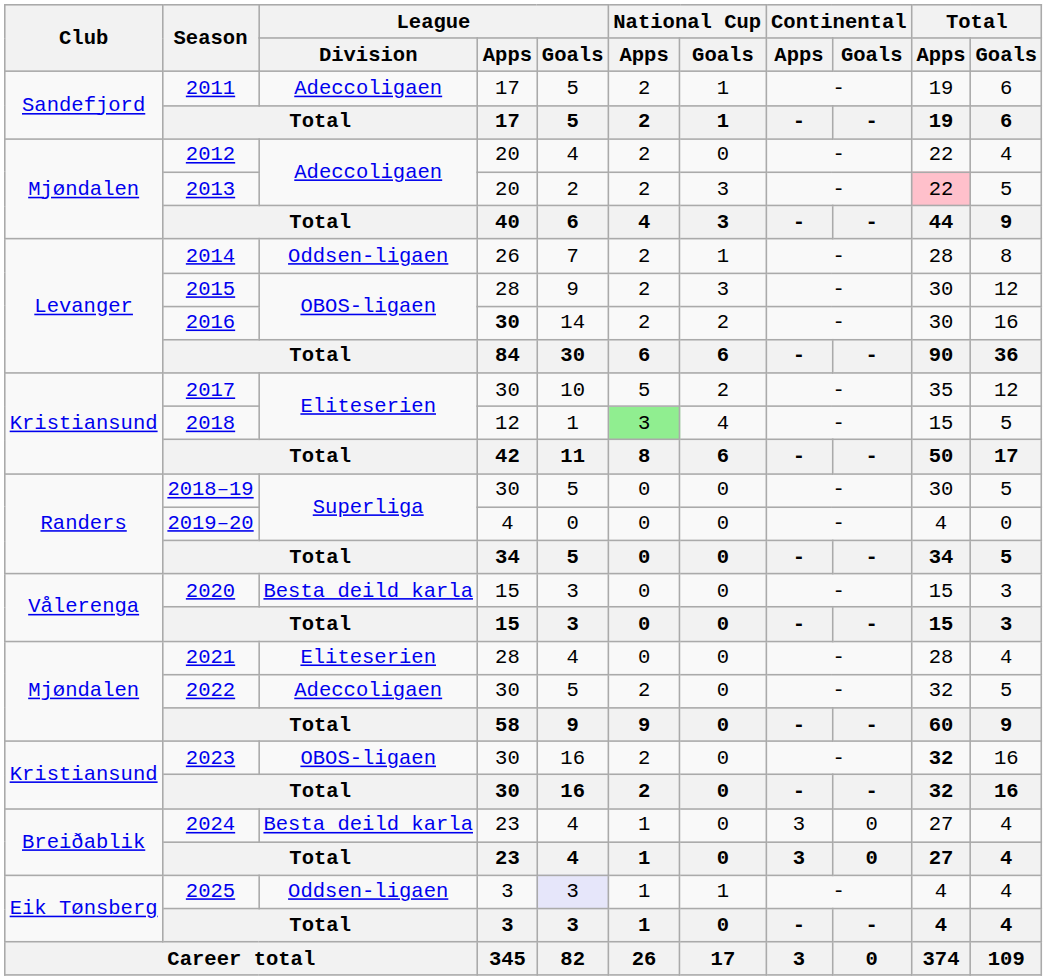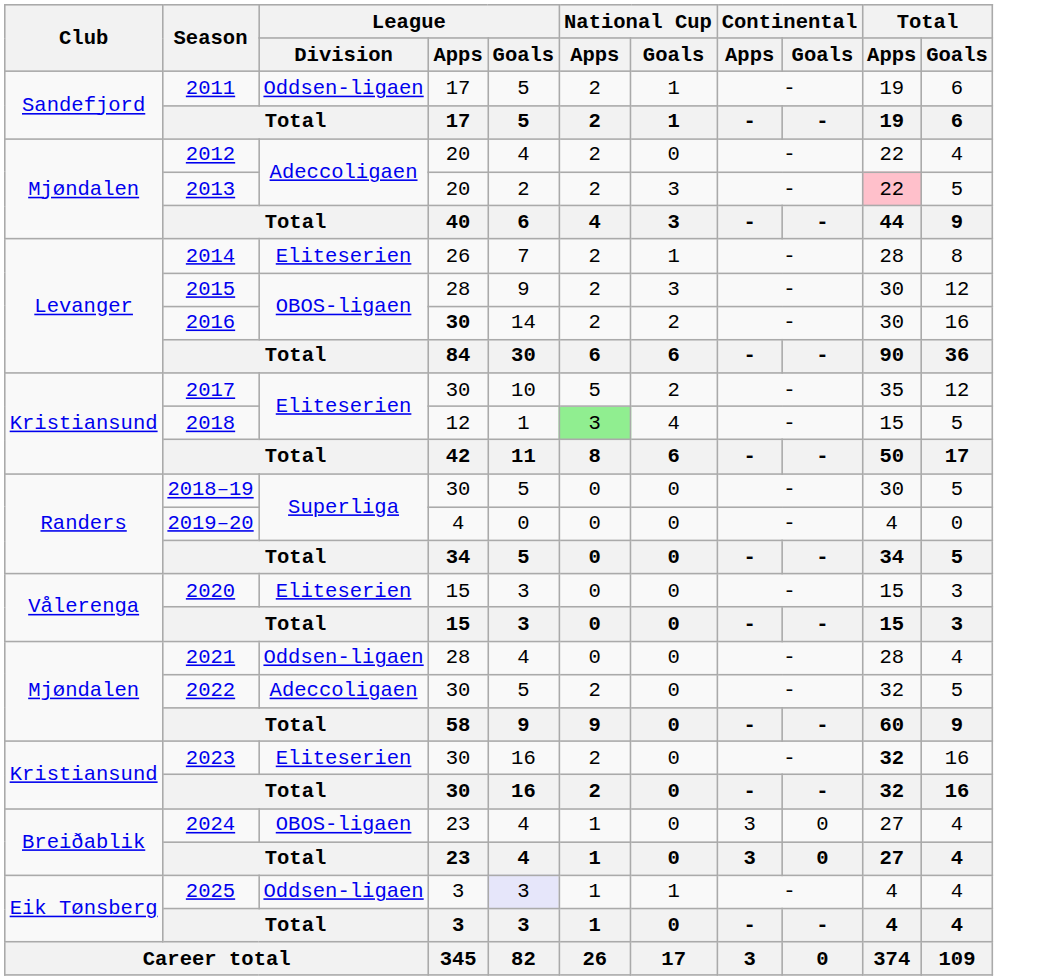(368, 88) Adeccoligaen -> (344, 88) Oddsen-ligaen
(368, 256) Oddsen-ligaen -> (344, 256) Eliteserien
(368, 591) Besta deild karla -> (344, 591) Eliteserien
(368, 658) Eliteserien -> (344, 658) Oddsen-ligaen
(368, 758) OBOS-ligaen -> (344, 758) Eliteserien
(368, 825) Besta deild karla -> (344, 825) OBOS-ligaen
